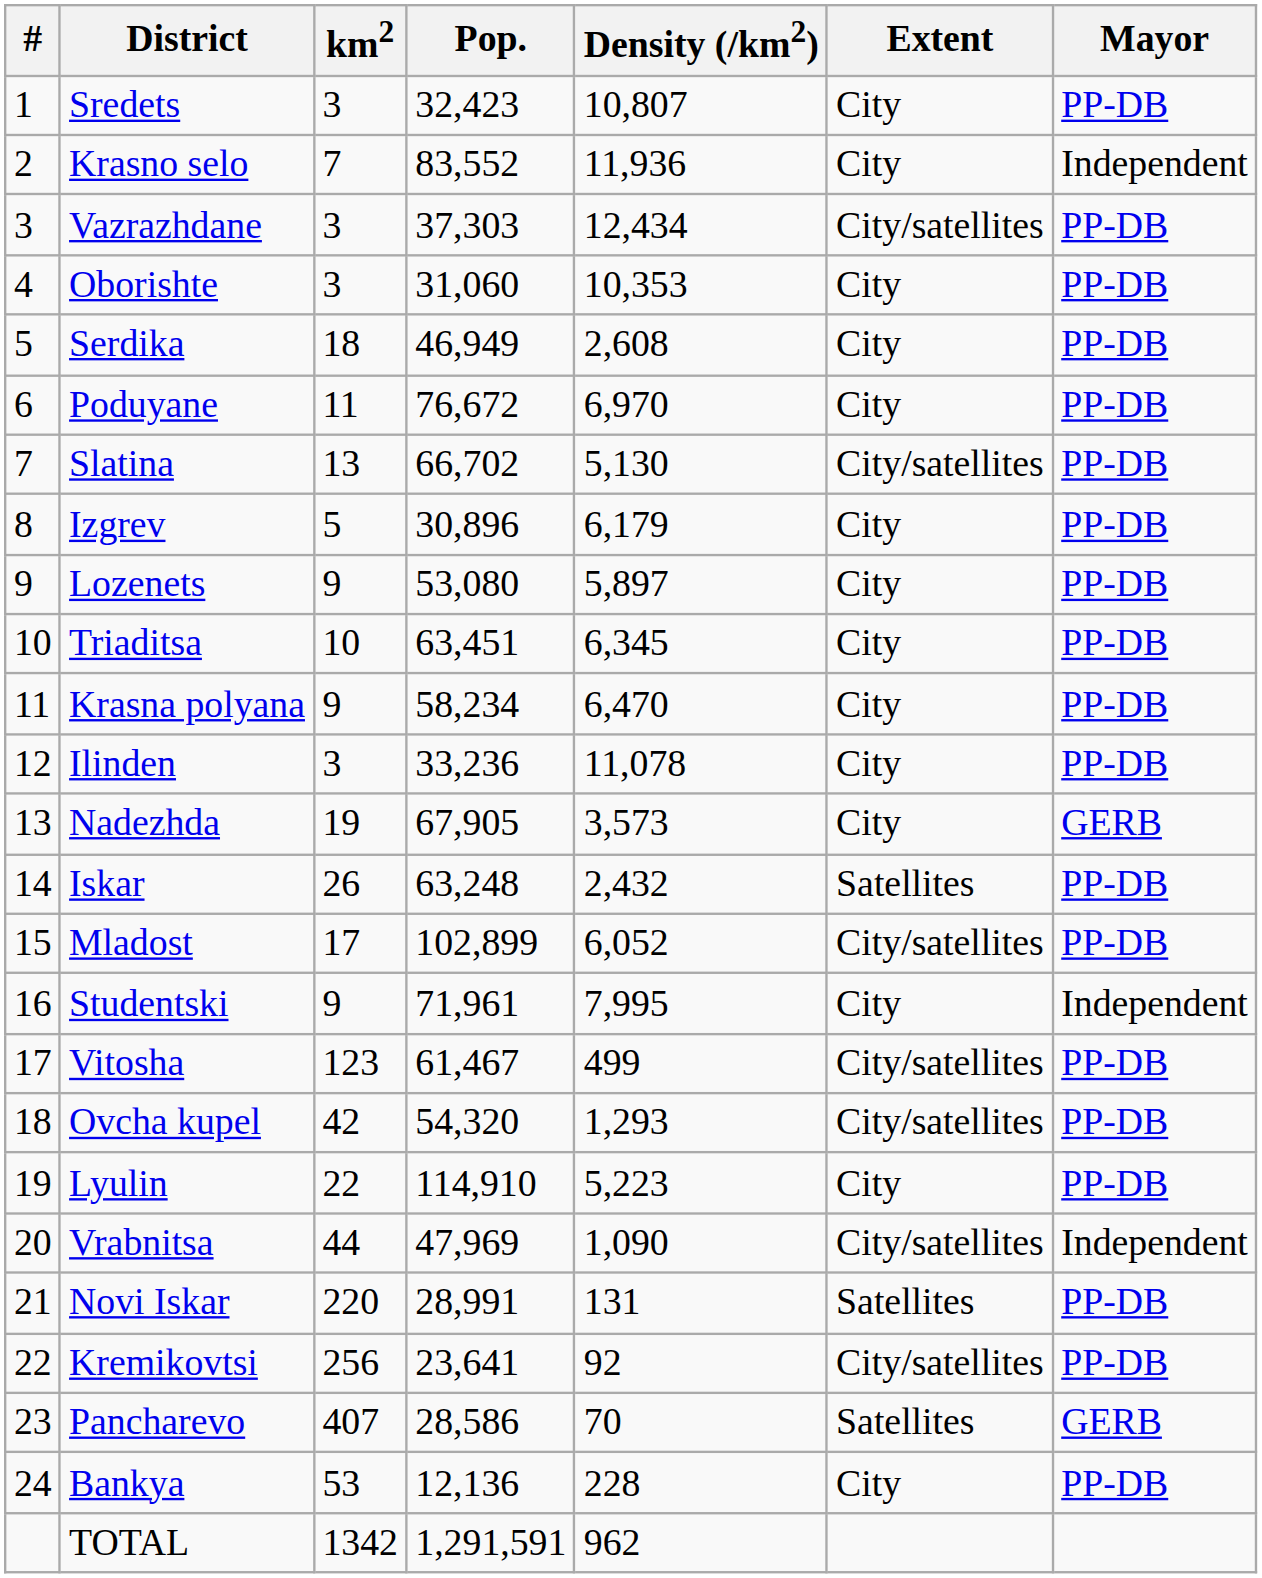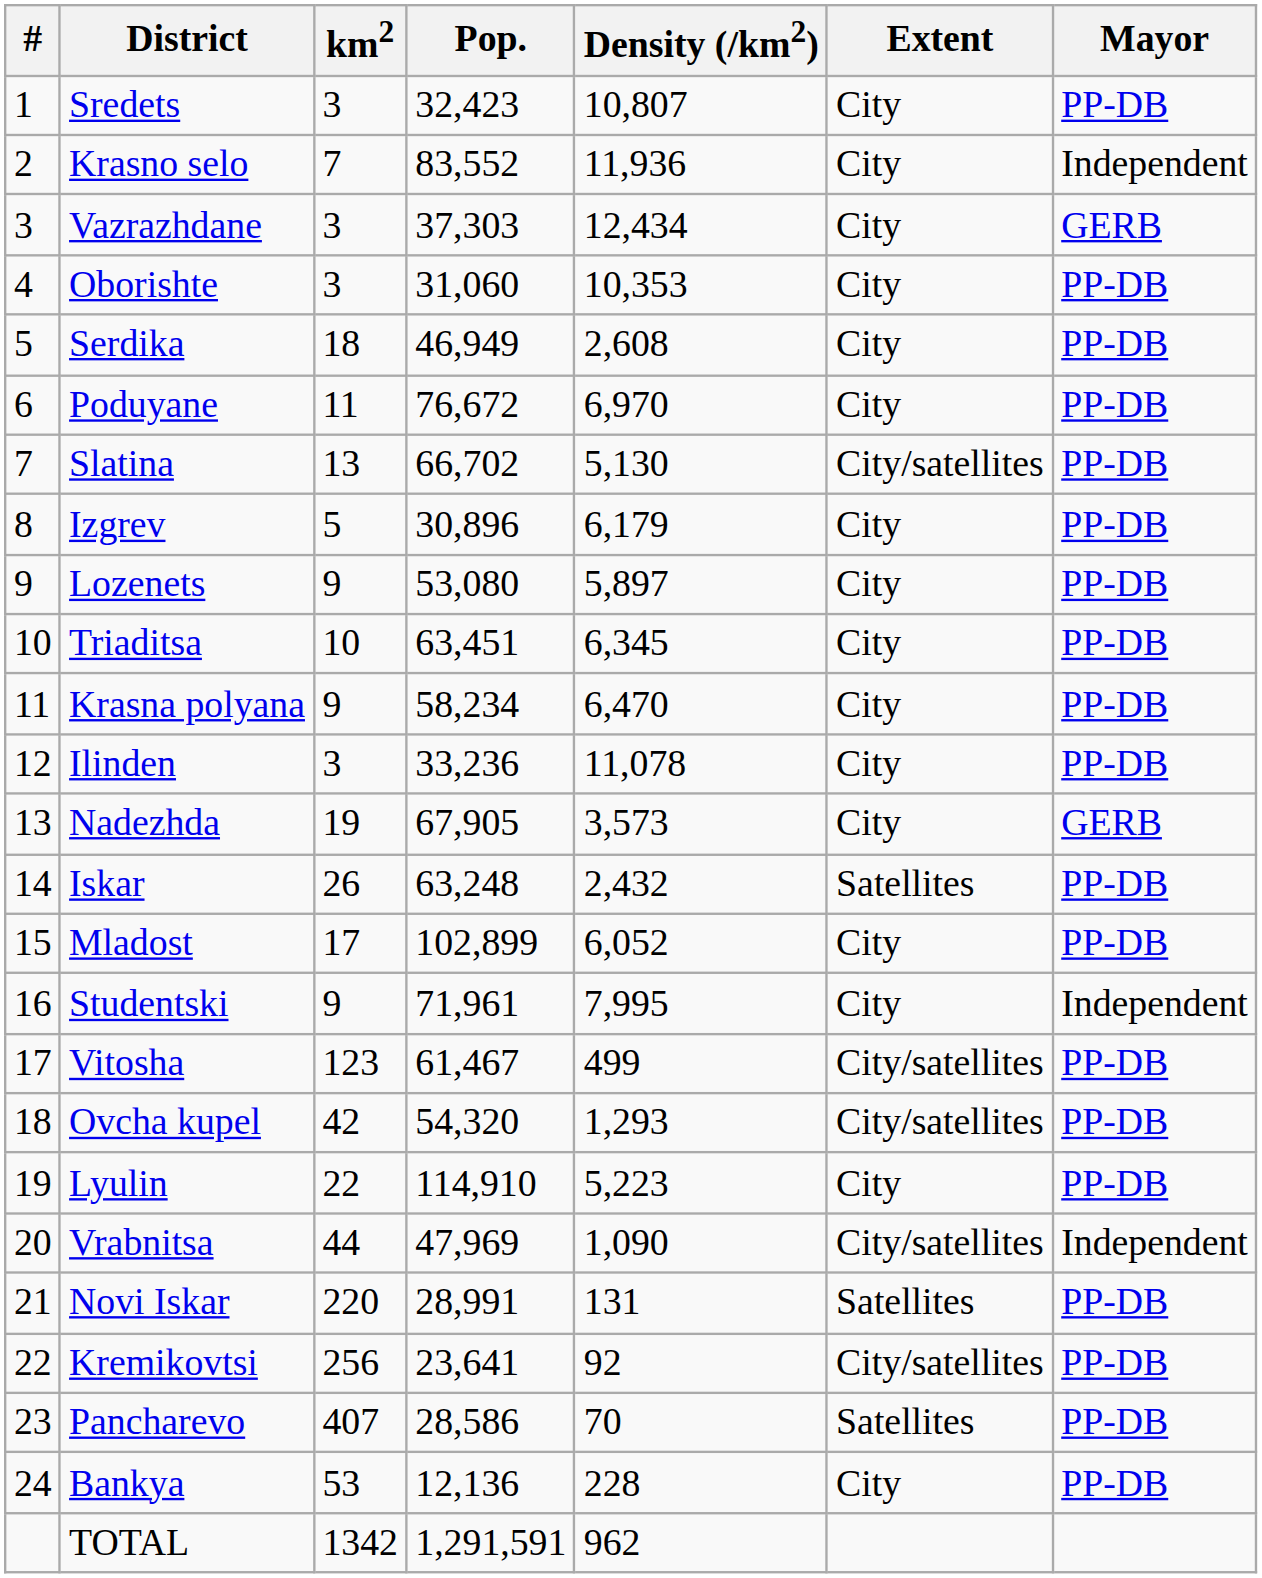(940, 224) City/satellites -> (869, 224) City
(1115, 224) PP-DB -> (1112, 224) GERB
(940, 942) City/satellites -> (869, 942) City
(1112, 1422) GERB -> (1115, 1422) PP-DB
